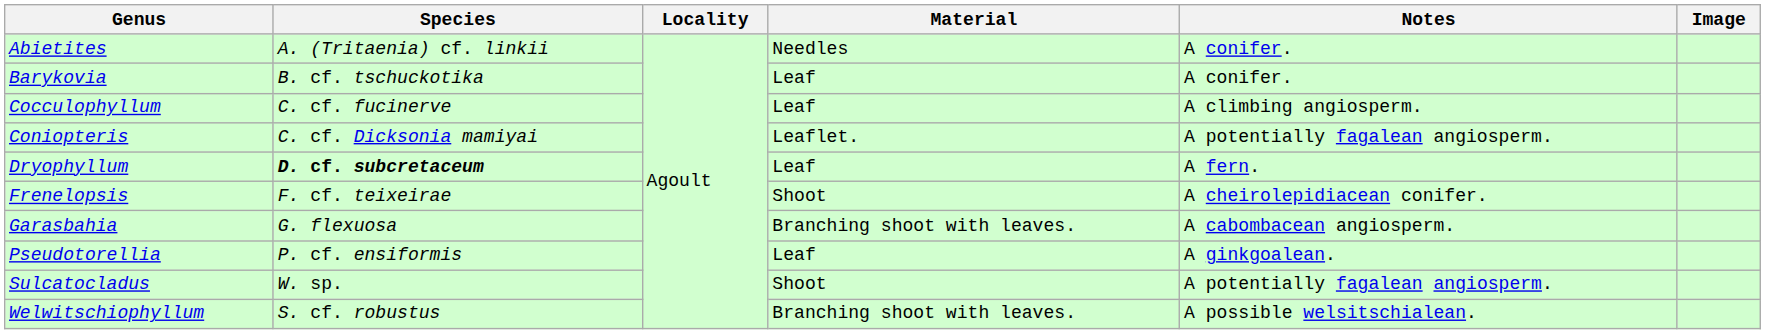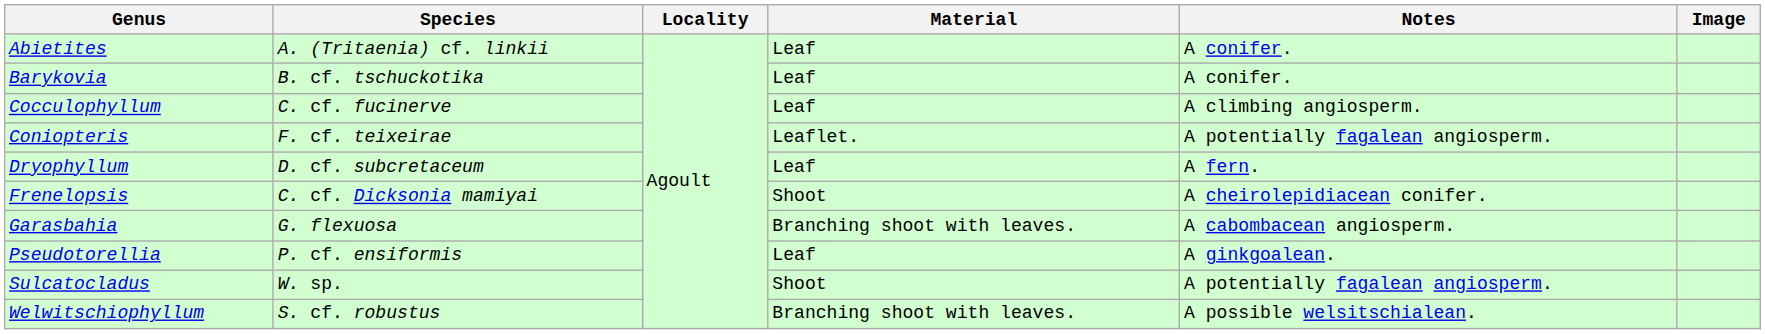(810, 49) Needles -> (794, 49) Leaf
(408, 137) C. cf. Dicksonia mamiyai -> (365, 137) F. cf. teixeirae
(381, 167) bold -> (381, 167) normal
(365, 196) F. cf. teixeirae -> (408, 196) C. cf. Dicksonia mamiyai
